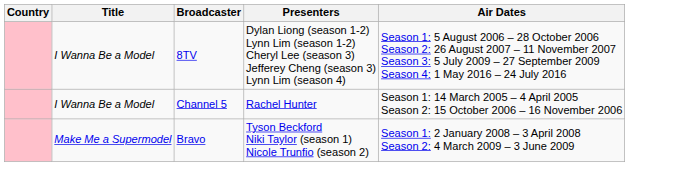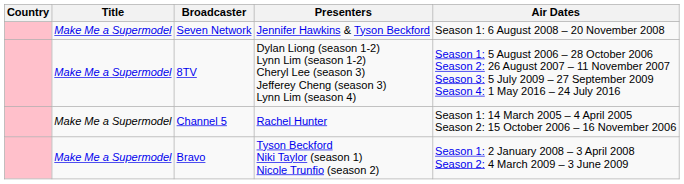+ row: (214, 30)
(104, 55) I Wanna Be a Model -> (113, 73) Make Me a Supermodel
(104, 104) I Wanna Be a Model -> (113, 121) Make Me a Supermodel
